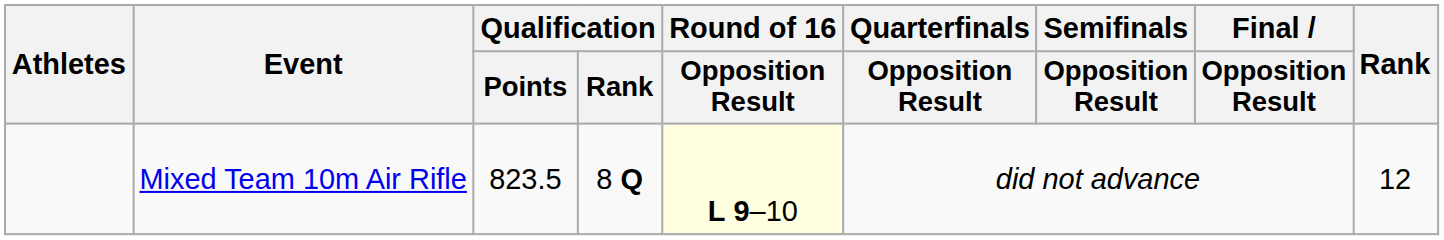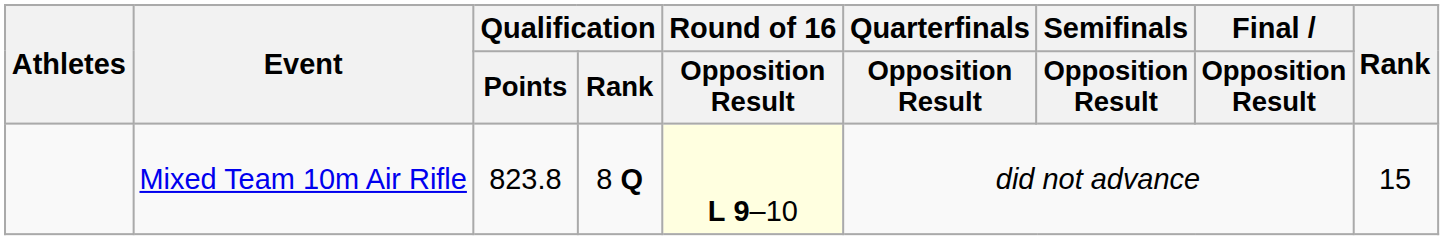(525, 179) 823.5 -> (525, 179) 823.8
(1395, 179) 12 -> (1395, 179) 15
